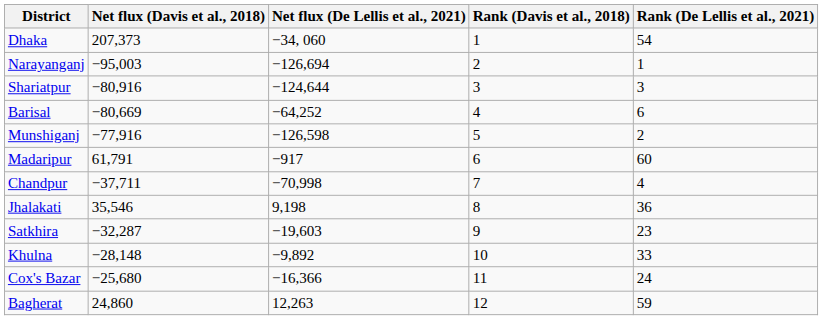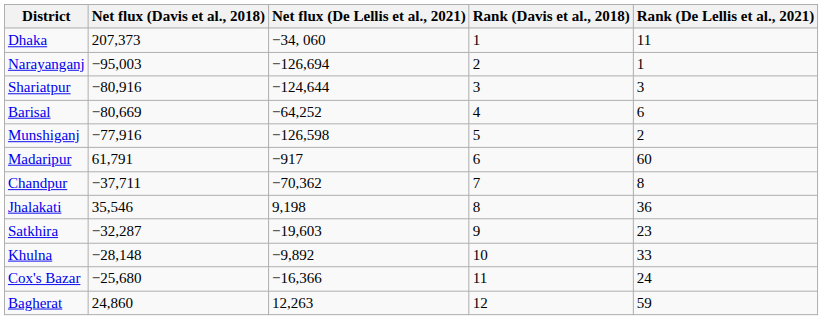(644, 40) 54 -> (644, 40) 11
(297, 183) −70,998 -> (297, 183) −70,362
(641, 183) 4 -> (641, 183) 8
